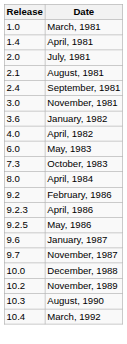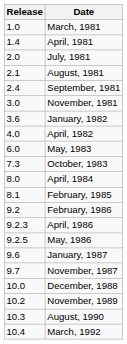+ row: (79, 194)
